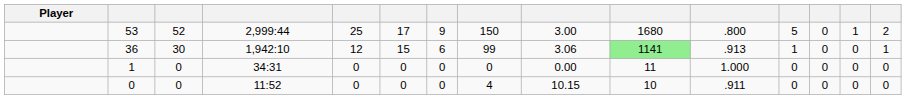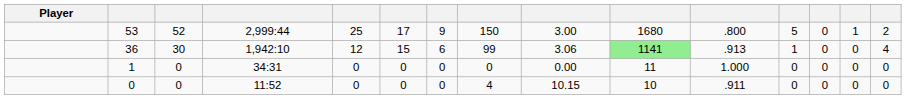(886, 49) 1 -> (886, 49) 4
